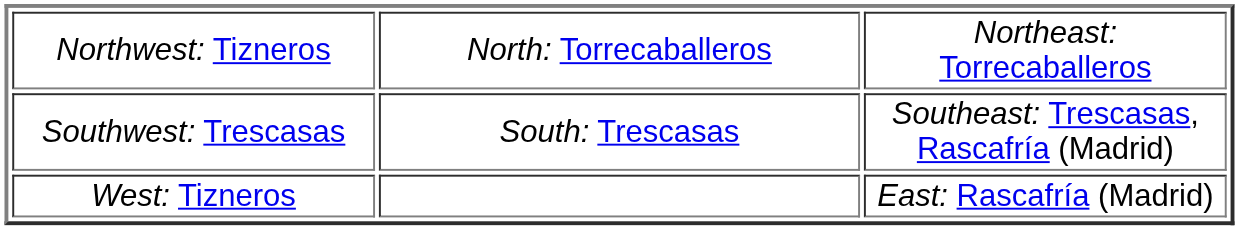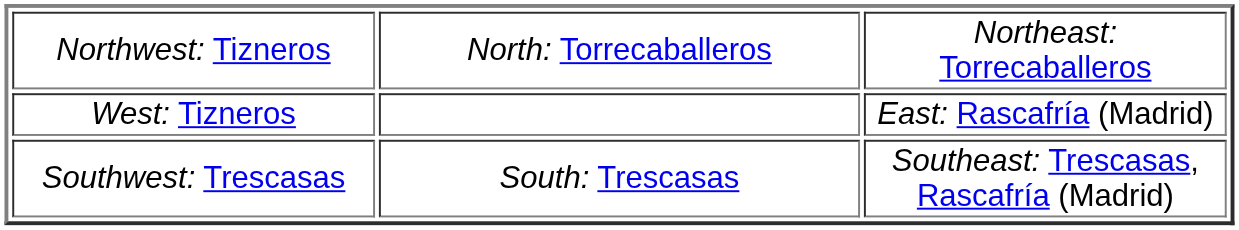rows swapped: (194, 195) <-> (194, 131)
